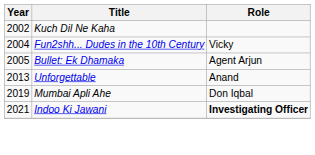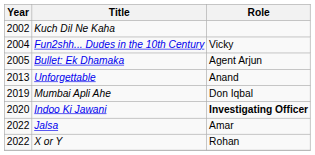(18, 110) 2021 -> (18, 110) 2020
+ row: (46, 126)
+ row: (48, 142)
